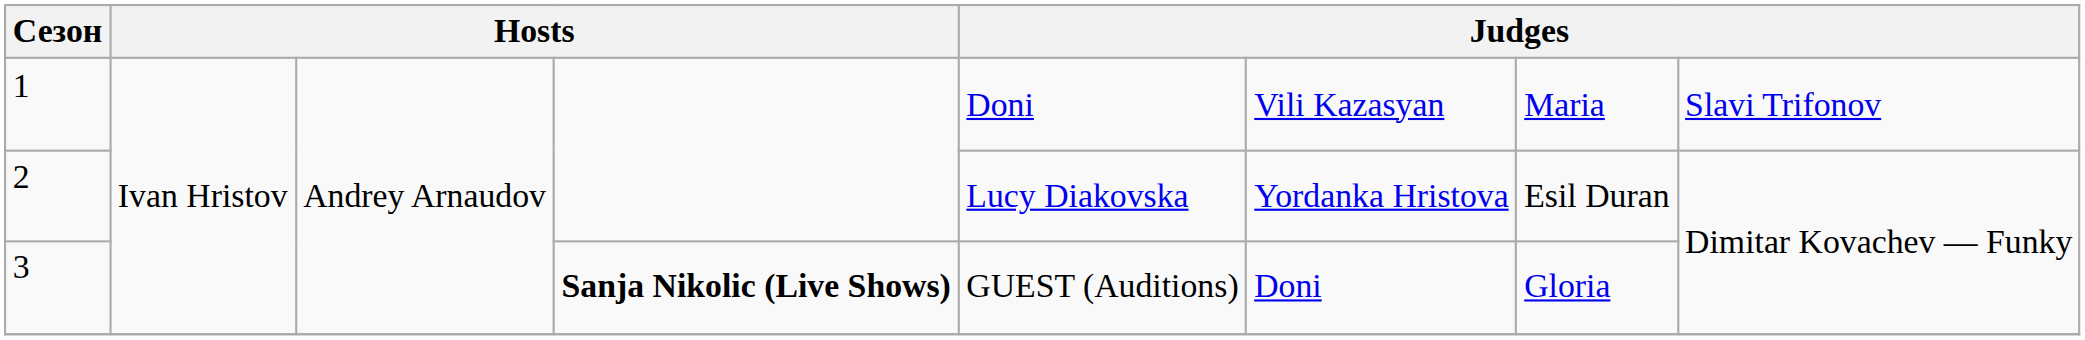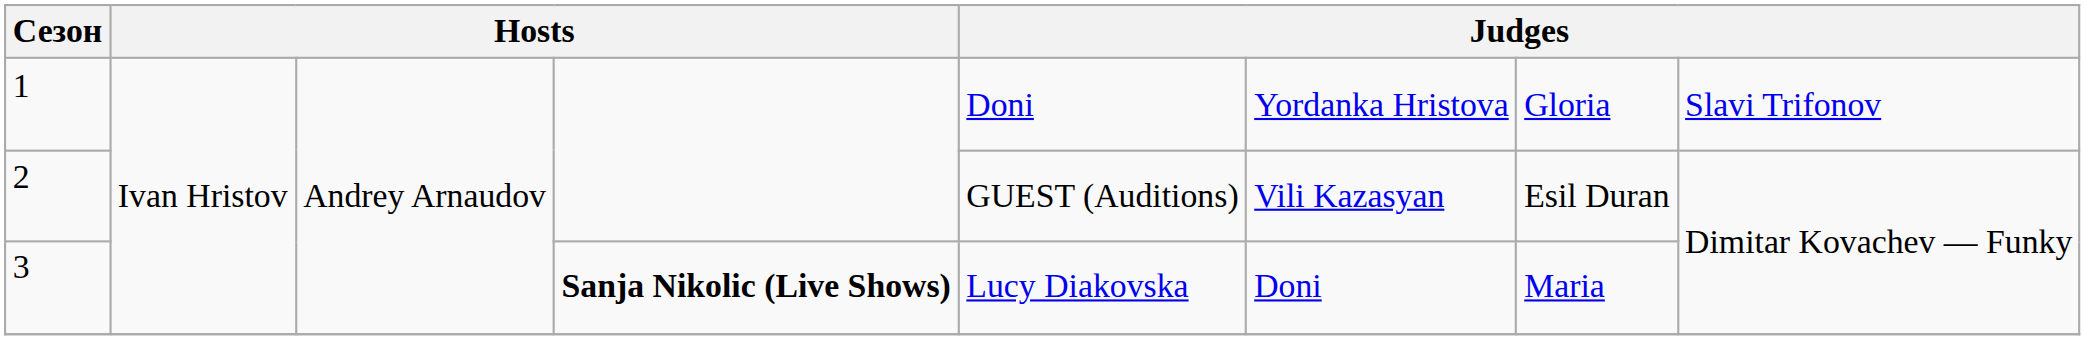(1349, 103) Vili Kazasyan -> (1381, 103) Yordanka Hristova
(1565, 103) Maria -> (1567, 103) Gloria
(1077, 195) Lucy Diakovska -> (1103, 195) GUEST (Auditions)
(1381, 195) Yordanka Hristova -> (1349, 195) Vili Kazasyan
(1103, 286) GUEST (Auditions) -> (1077, 286) Lucy Diakovska
(1567, 286) Gloria -> (1565, 286) Maria
